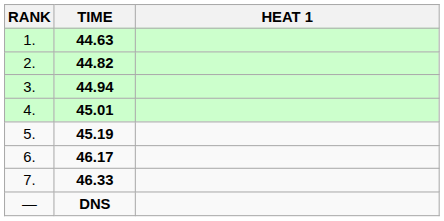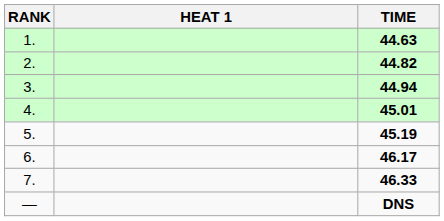columns swapped: (287, 17) <-> (95, 17)
